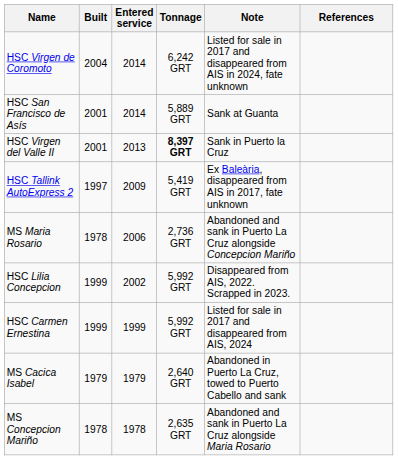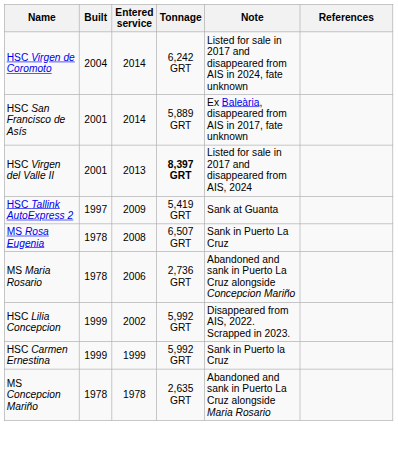(243, 114) Sank at Guanta -> (247, 119) Ex Baleària, disappeared from AIS in 2017, fate unknown
(246, 147) Sank in Puerto la Cruz -> (247, 170) Listed for sale in 2017 and disappeared from AIS, 2024
(247, 187) Ex Baleària, disappeared from AIS in 2017, fate unknown -> (243, 210) Sank at Guanta
+ row: (28, 237)
(247, 327) Listed for sale in 2017 and disappeared from AIS, 2024 -> (246, 355) Sank in Puerto la Cruz
- row: (31, 378)
